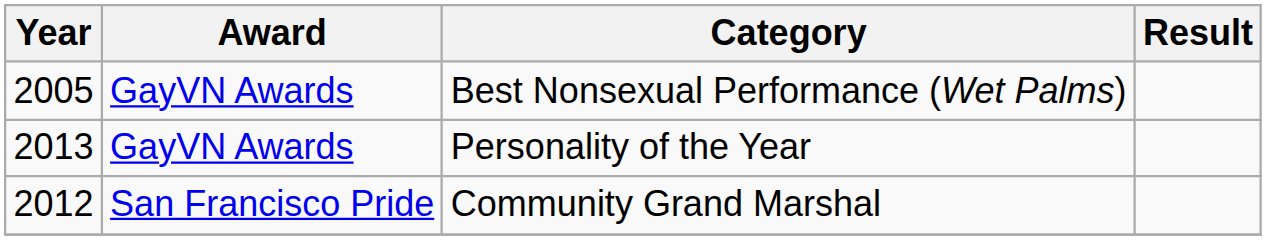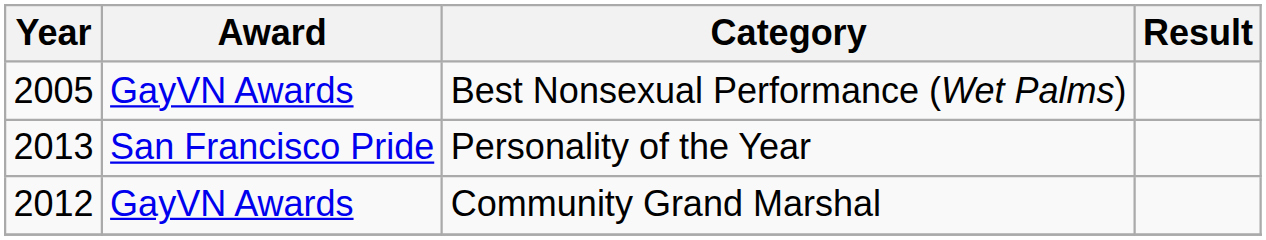(232, 147) GayVN Awards -> (272, 147) San Francisco Pride
(272, 204) San Francisco Pride -> (232, 204) GayVN Awards
